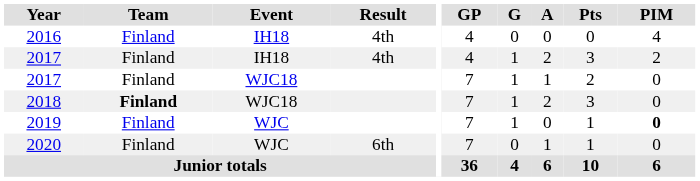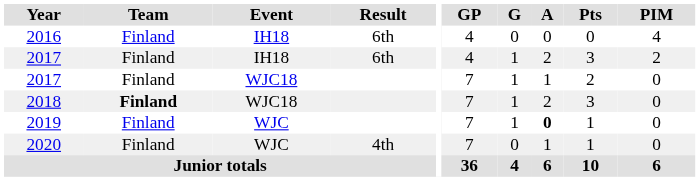(383, 36) 4th -> (383, 36) 6th
(383, 57) 4th -> (383, 57) 6th
(547, 122) normal -> (547, 122) bold
(656, 122) bold -> (656, 122) normal
(383, 144) 6th -> (383, 144) 4th
